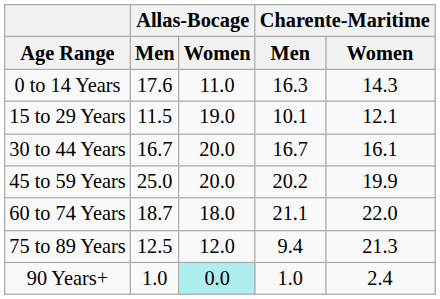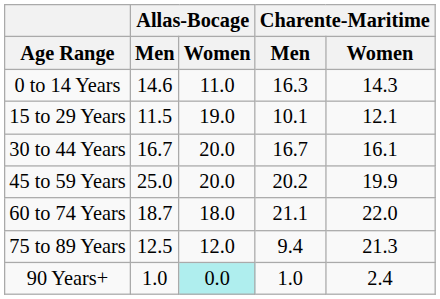(155, 85) 17.6 -> (155, 85) 14.6
